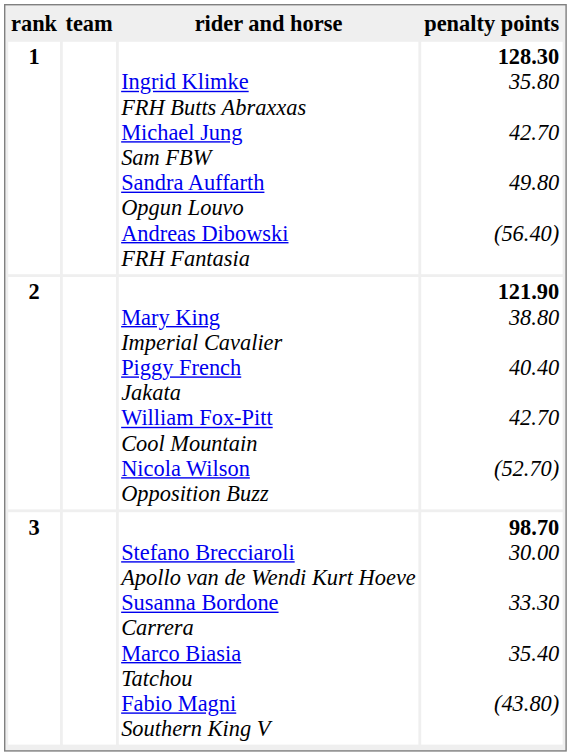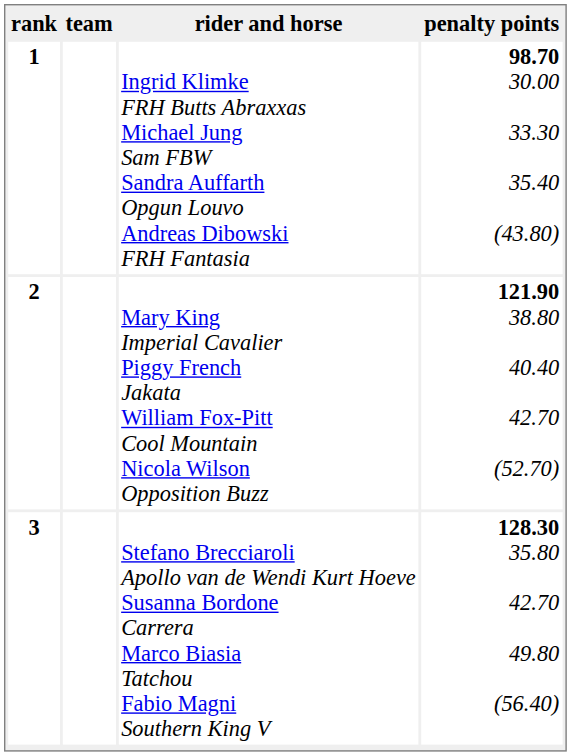(527, 145) 128.30 35.80 42.70 49.80 (56.40) -> (527, 145) 98.70 30.00 33.30 35.40 (43.80)
(527, 615) 98.70 30.00 33.30 35.40 (43.80) -> (527, 615) 128.30 35.80 42.70 49.80 (56.40)
